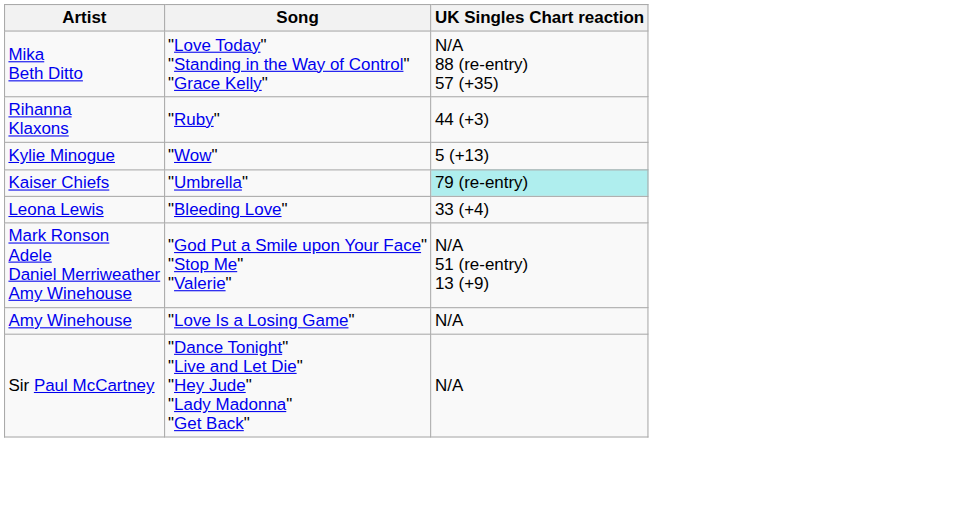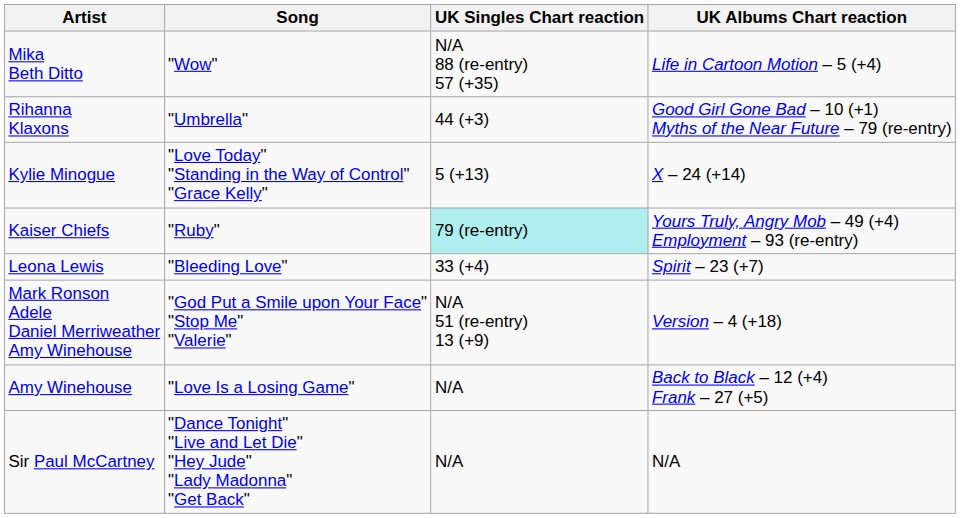+ column: (802, 17)
(289, 63) "Love Today" "Standing in the Way of Control" "Grace Kelly" -> (193, 63) "Wow"
(194, 119) "Ruby" -> (208, 119) "Umbrella"
(193, 155) "Wow" -> (289, 174) "Love Today" "Standing in the Way of Control" "Grace Kelly"
(208, 182) "Umbrella" -> (194, 230) "Ruby"
